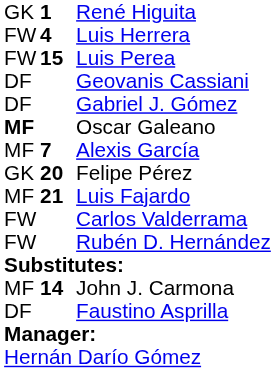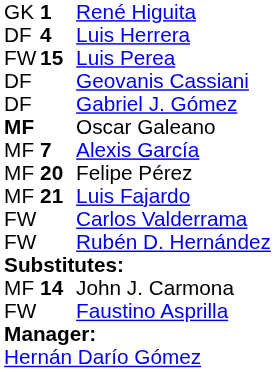(20, 35) FW -> (18, 35) DF
(19, 173) GK -> (19, 173) MF
(18, 311) DF -> (20, 311) FW
